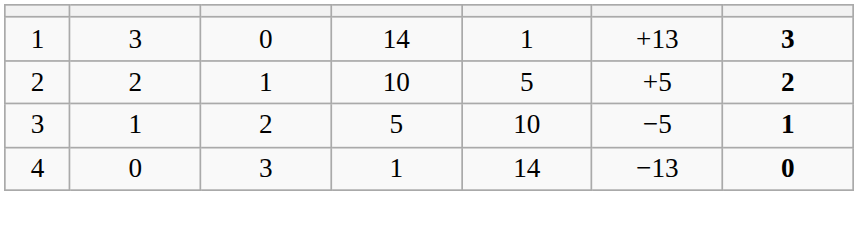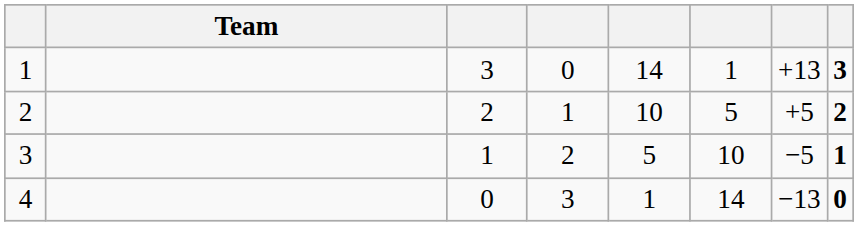+ column: (246, 26)
